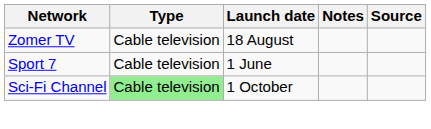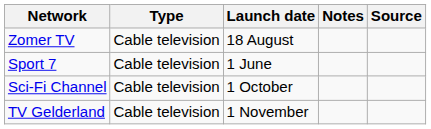(167, 87) lightgreen background -> (167, 87) no background
+ row: (56, 111)
